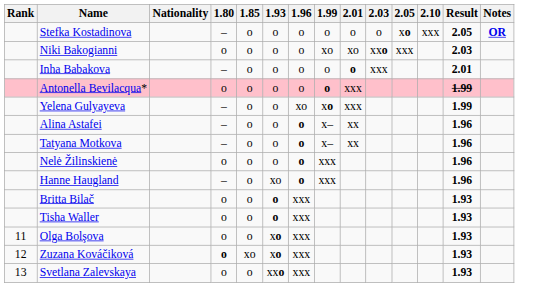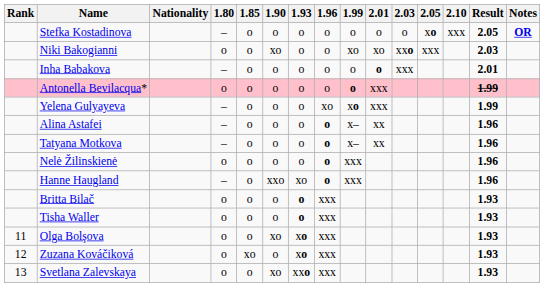+ column: (276, 13)
(224, 254) bold -> (224, 254) normal
